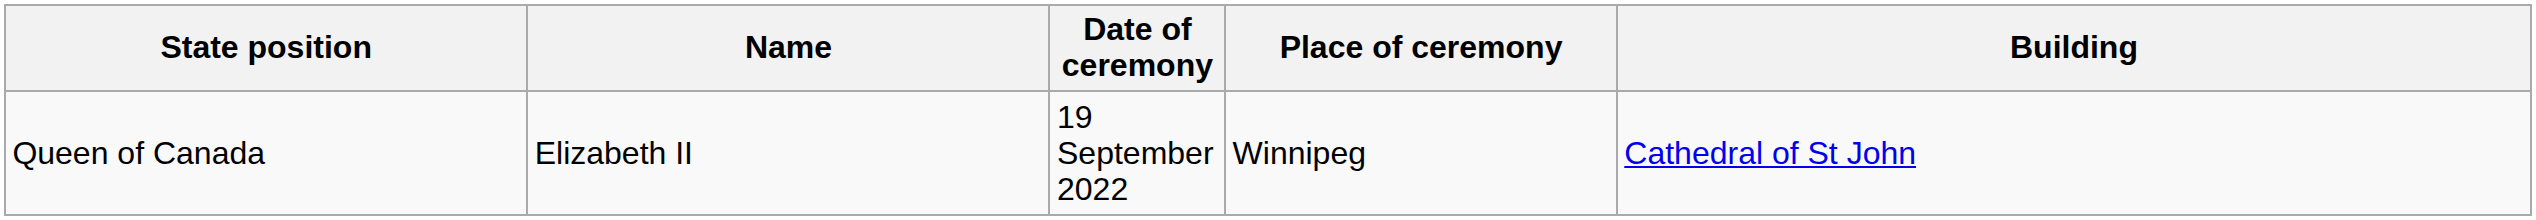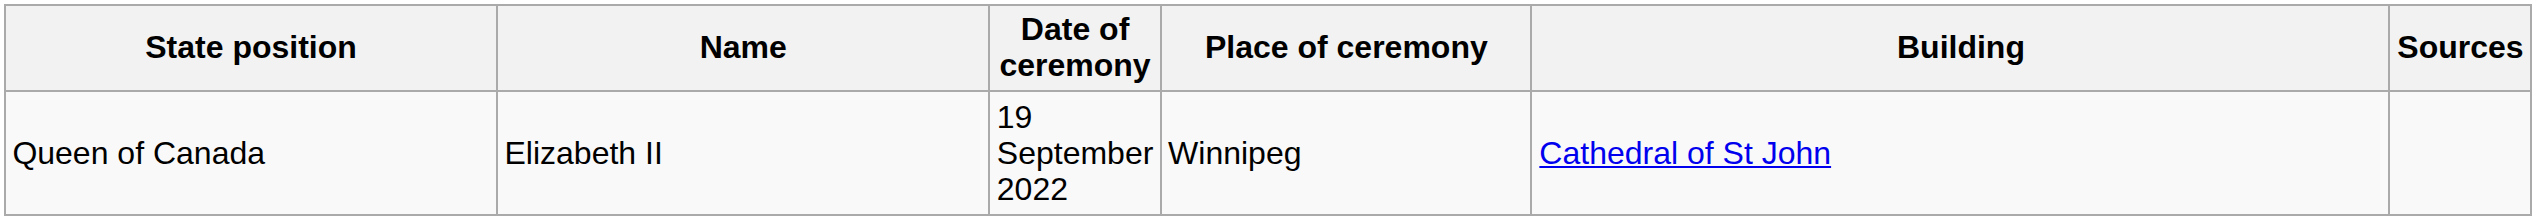+ column: (2460, 47)
